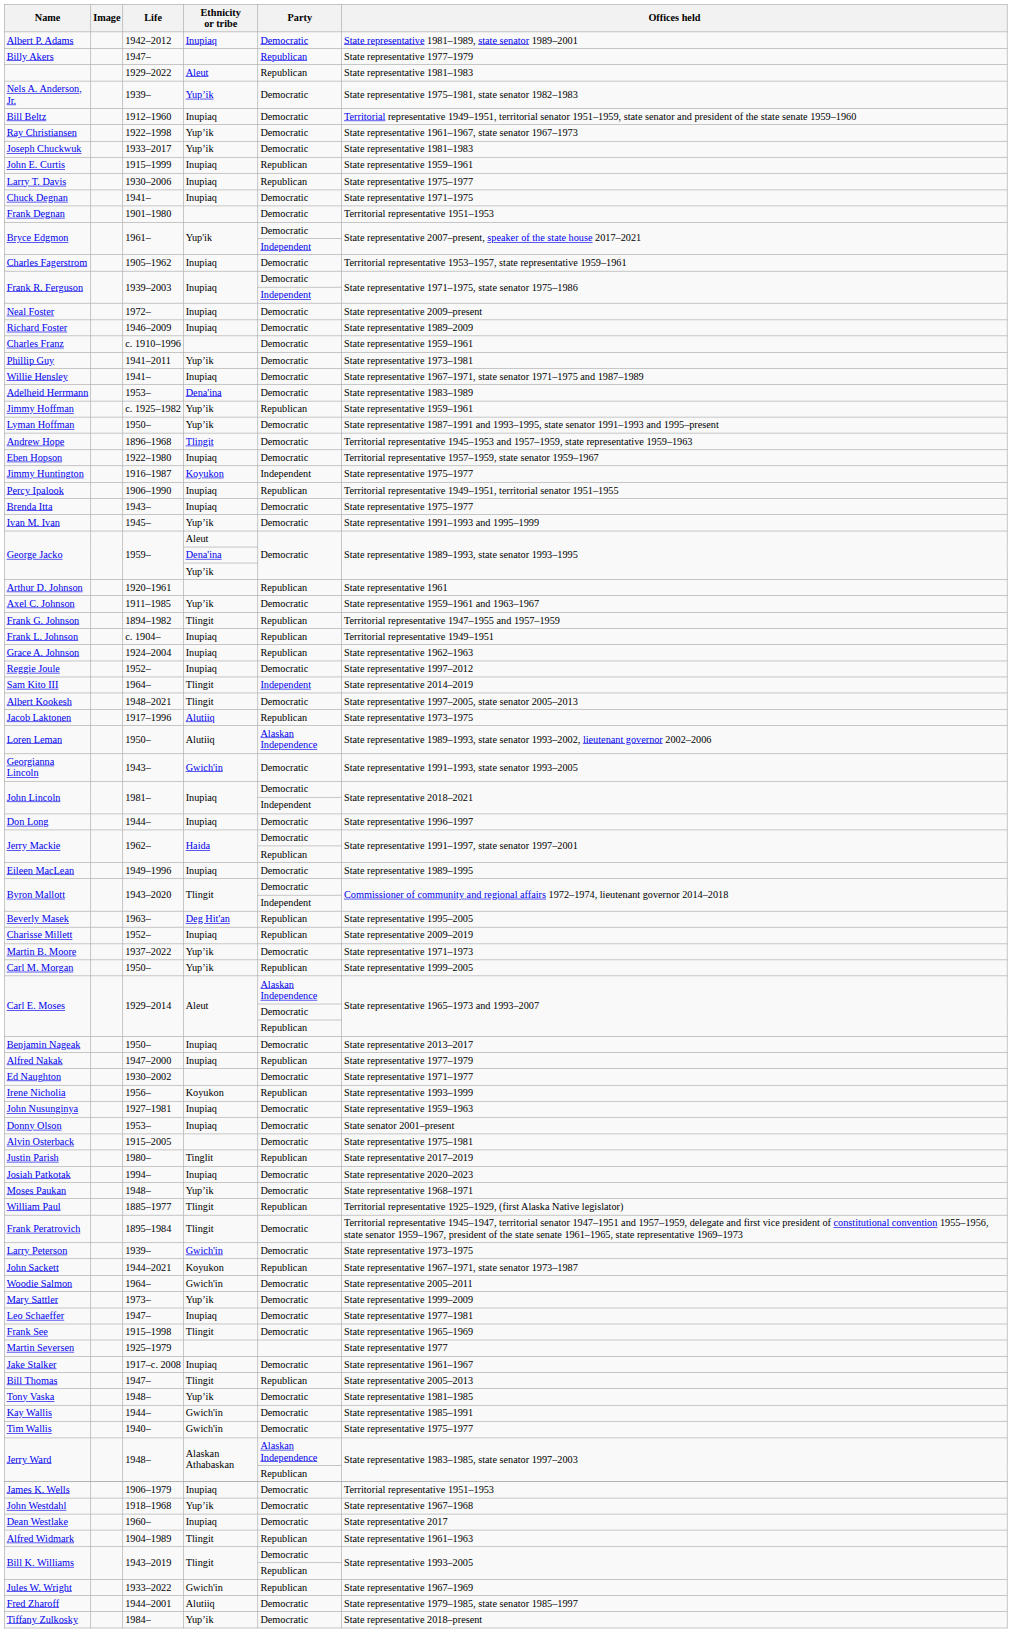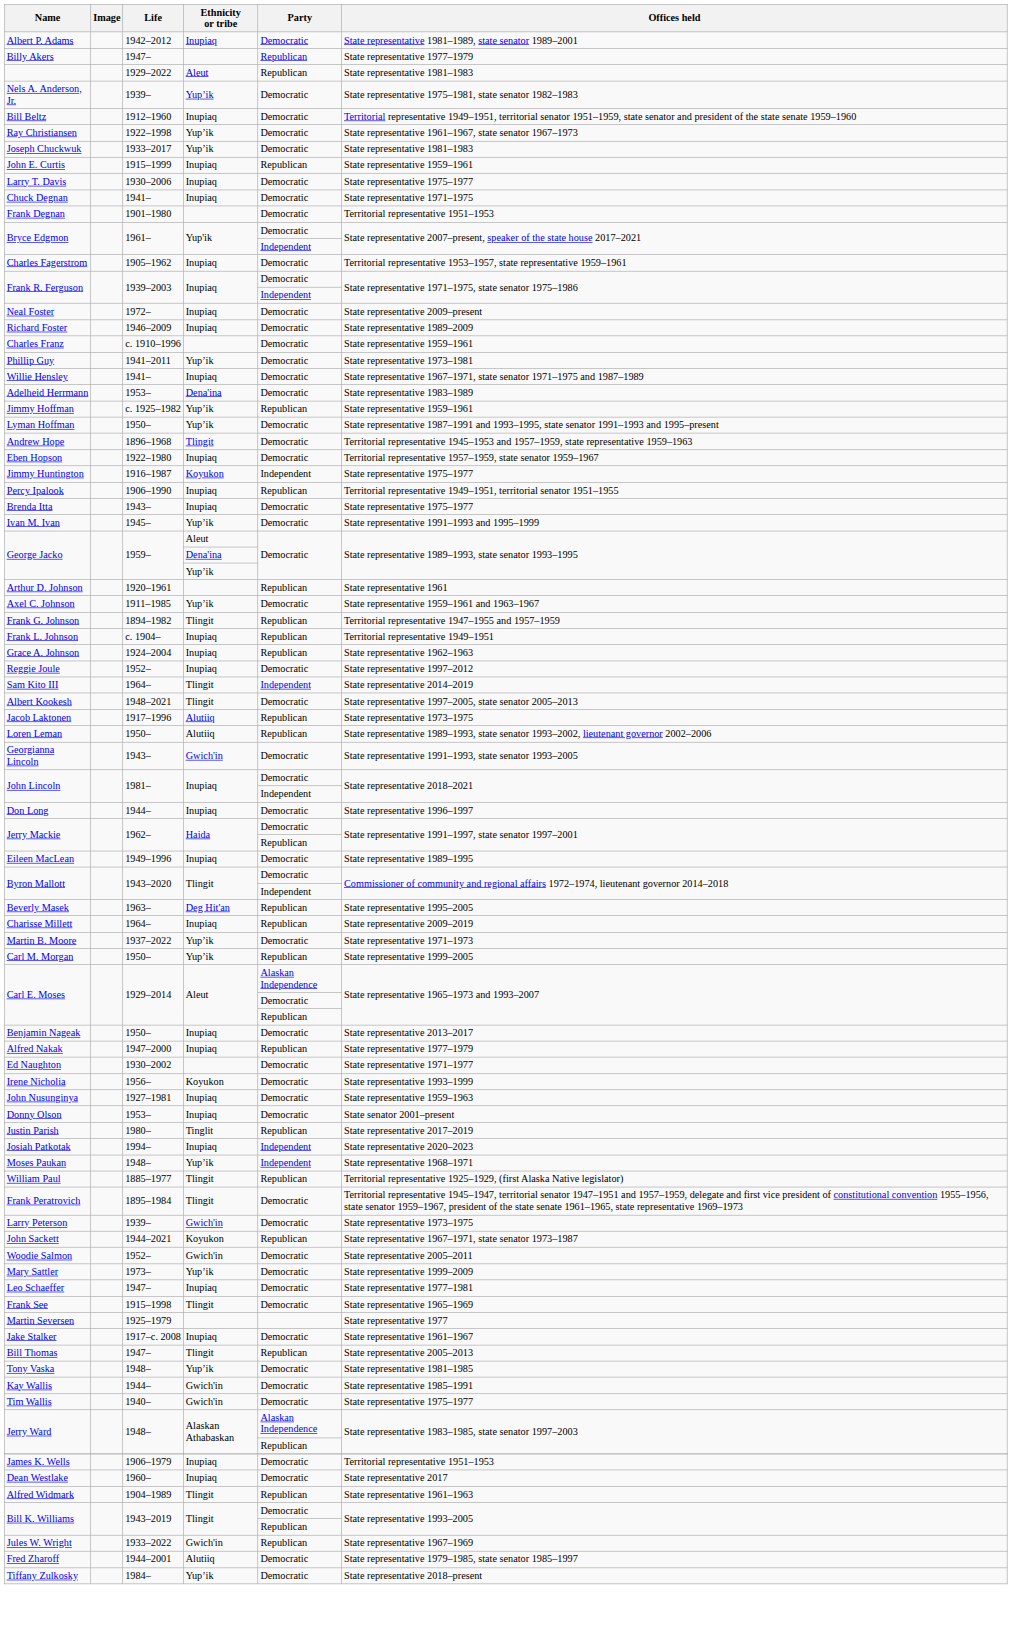(284, 181) Republican -> (284, 181) Democratic
(289, 739) Alaskan Independence -> (284, 733) Republican
(138, 935) 1952– -> (138, 924) 1964–
(284, 1093) Republican -> (284, 1081) Democratic
- row: (40, 1142)
(284, 1174) Democratic -> (286, 1146) Independent
(284, 1190) Democratic -> (286, 1163) Independent
(138, 1283) 1964– -> (138, 1255) 1952–
- row: (36, 1506)
